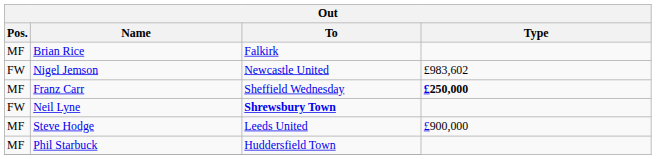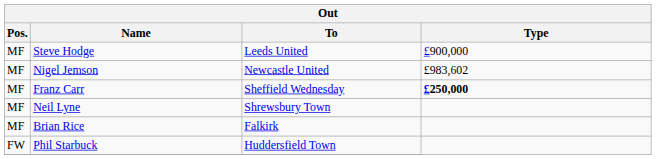rows swapped: (64, 126) <-> (59, 51)
(16, 70) FW -> (16, 70) MF
(16, 107) FW -> (16, 107) MF
(290, 107) bold -> (287, 107) normal
(16, 145) MF -> (16, 145) FW
